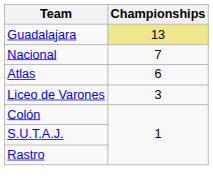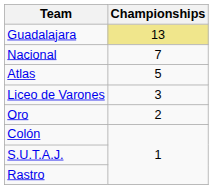(158, 74) 6 -> (158, 74) 5
+ row: (18, 114)
